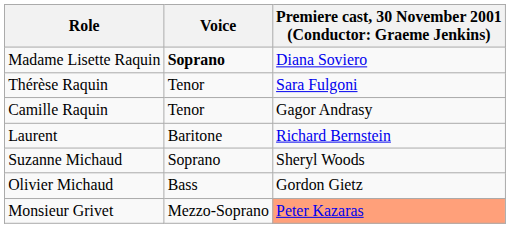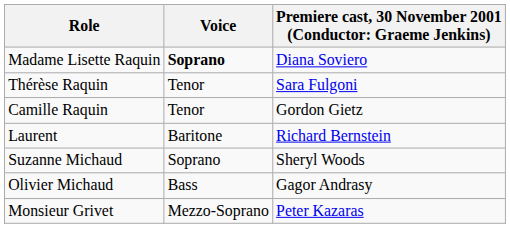(324, 110) Gagor Andrasy -> (319, 110) Gordon Gietz
(319, 185) Gordon Gietz -> (324, 185) Gagor Andrasy
(320, 210) lightsalmon background -> (320, 210) no background
